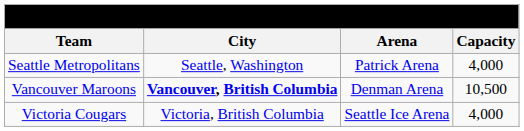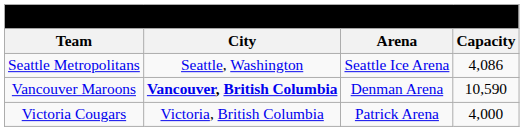(397, 65) Patrick Arena -> (397, 65) Seattle Ice Arena
(486, 65) 4,000 -> (486, 65) 4,086
(486, 89) 10,500 -> (486, 89) 10,590
(397, 114) Seattle Ice Arena -> (397, 114) Patrick Arena
